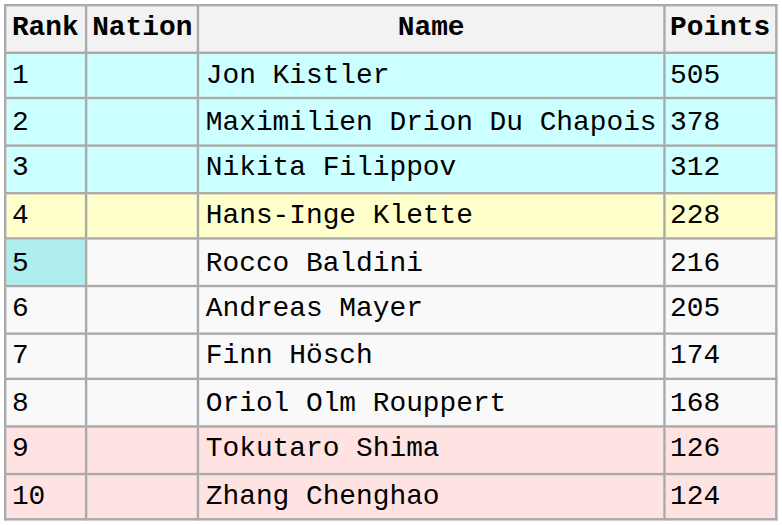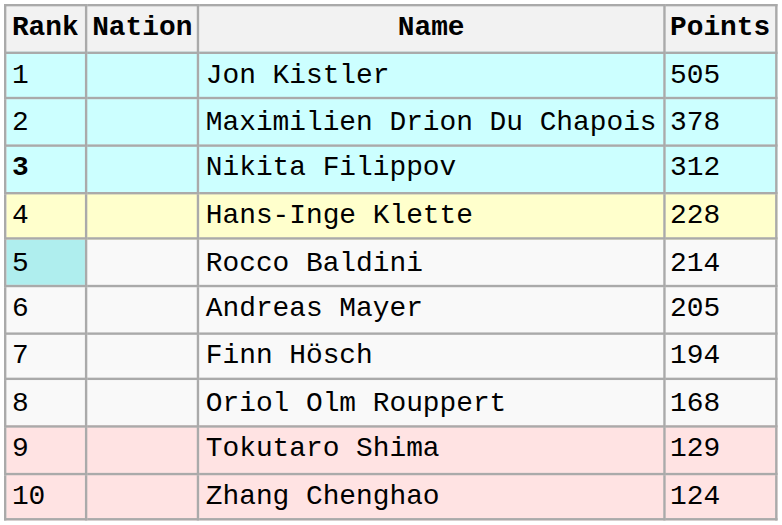(20, 169) normal -> (20, 169) bold
(695, 262) 216 -> (695, 262) 214
(695, 356) 174 -> (695, 356) 194
(695, 449) 126 -> (695, 449) 129
